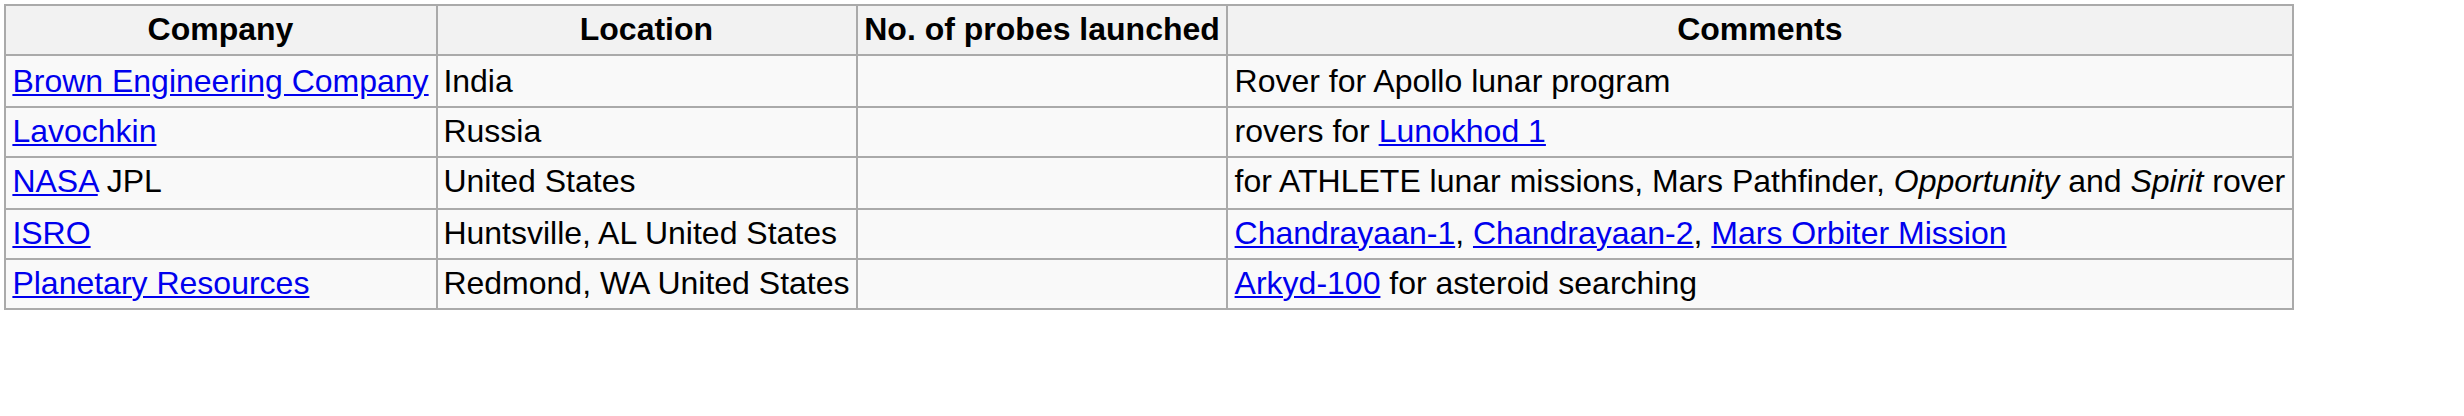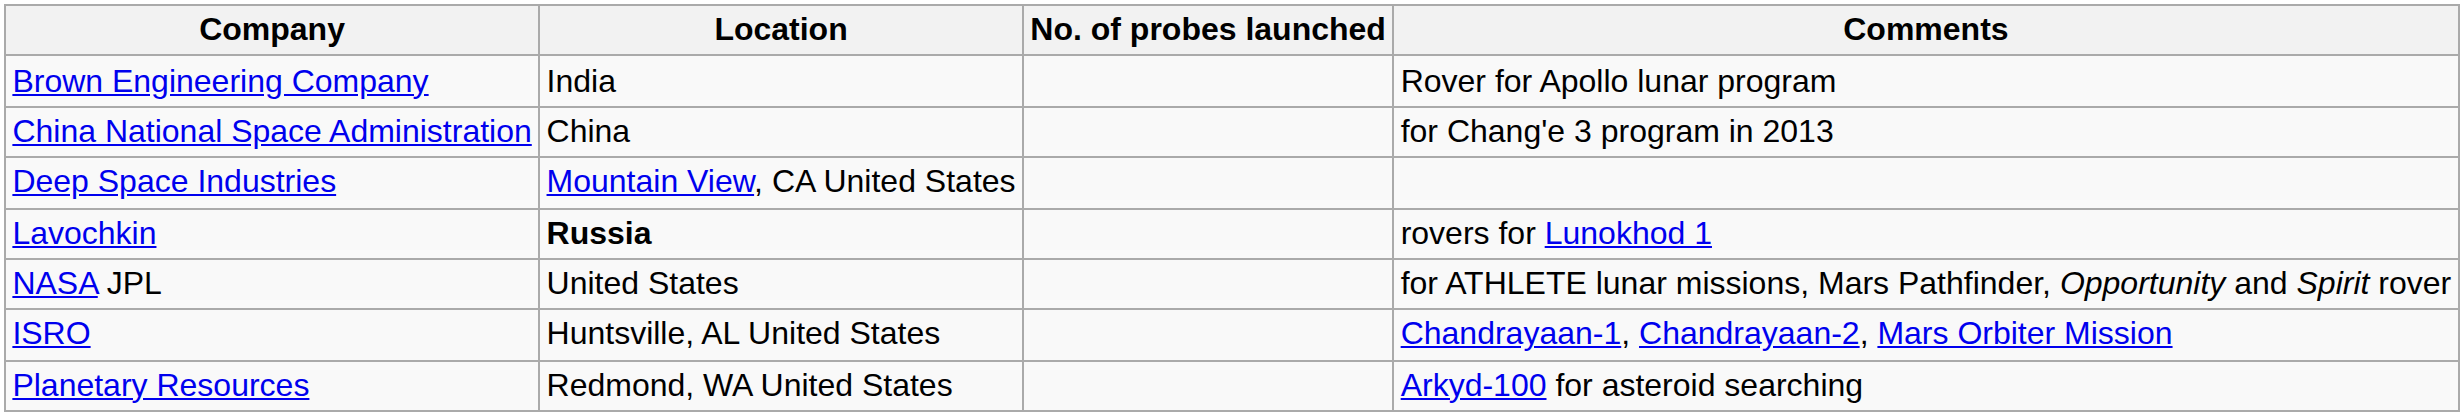+ row: (272, 131)
+ row: (174, 182)
(492, 131) normal -> (599, 232) bold
